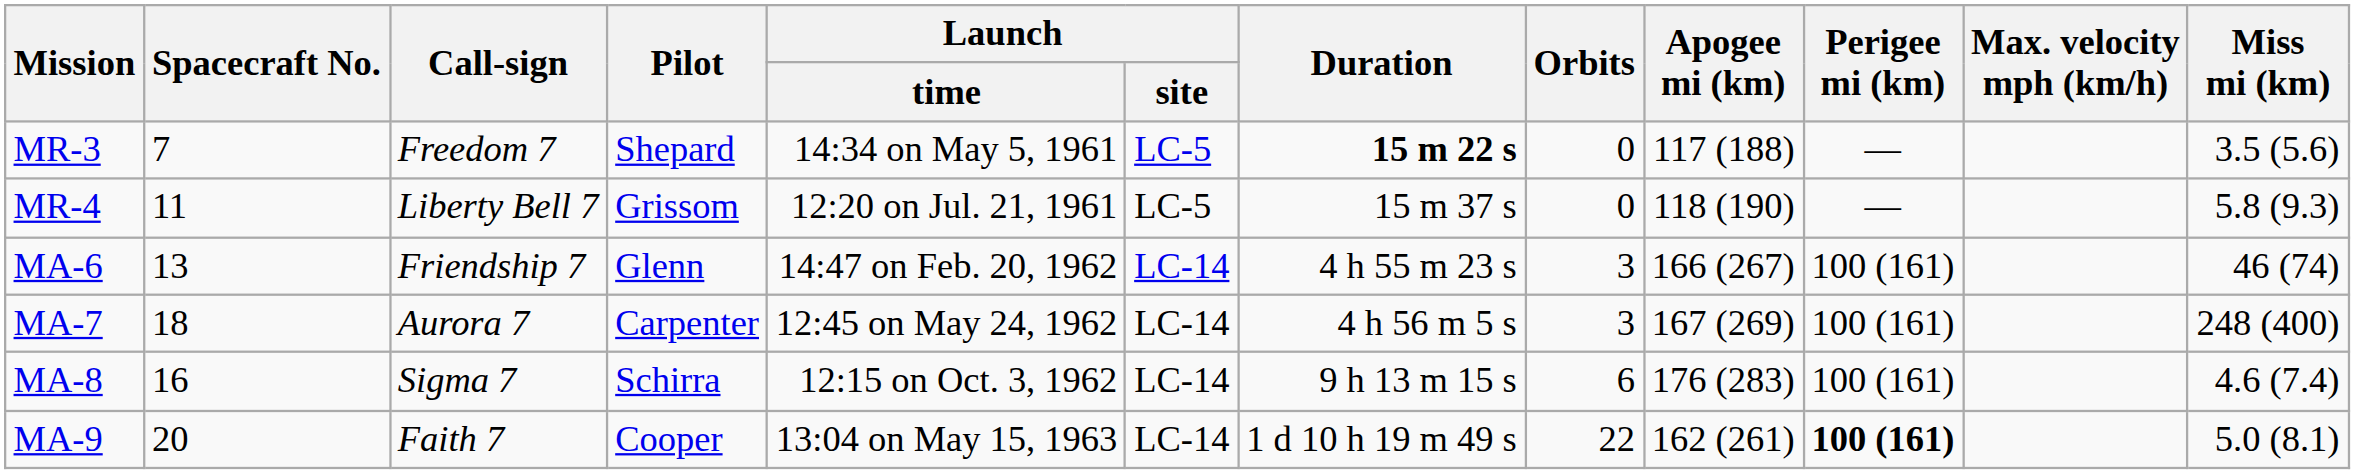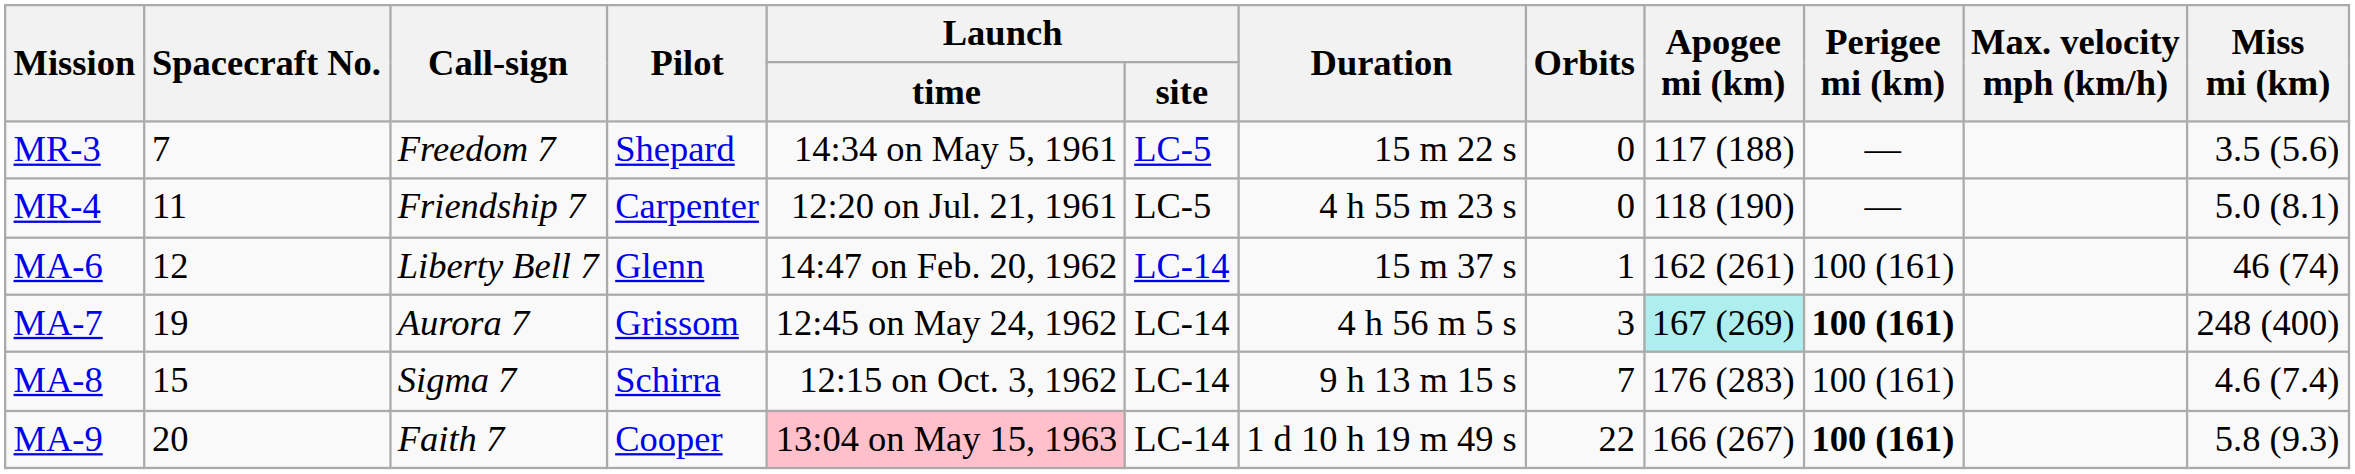(1444, 149) bold -> (1445, 149) normal
(498, 206) Liberty Bell 7 -> (491, 206) Friendship 7
(677, 206) Grissom -> (687, 206) Carpenter
(1445, 206) 15 m 37 s -> (1418, 206) 4 h 55 m 23 s
(2277, 206) 5.8 (9.3) -> (2277, 206) 5.0 (8.1)
(170, 264) 13 -> (170, 264) 12
(491, 264) Friendship 7 -> (498, 264) Liberty Bell 7
(1418, 264) 4 h 55 m 23 s -> (1445, 264) 15 m 37 s
(1626, 264) 3 -> (1626, 264) 1
(1723, 264) 166 (267) -> (1723, 264) 162 (261)
(170, 322) 18 -> (170, 322) 19
(687, 322) Carpenter -> (677, 322) Grissom
(1723, 322) no background -> (1723, 322) paleturquoise background
(1883, 322) normal -> (1883, 322) bold
(170, 380) 16 -> (170, 380) 15
(1626, 380) 6 -> (1626, 380) 7
(947, 438) no background -> (947, 438) pink background
(1723, 438) 162 (261) -> (1723, 438) 166 (267)
(2277, 438) 5.0 (8.1) -> (2277, 438) 5.8 (9.3)
